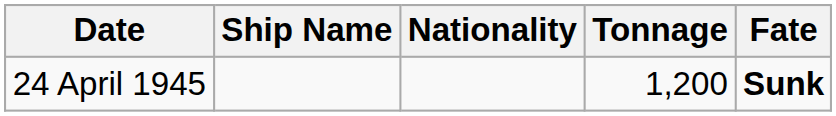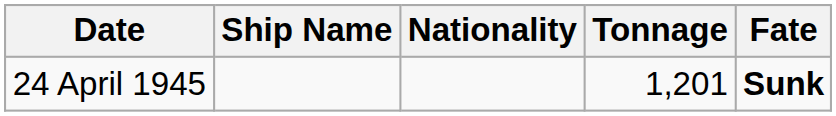(686, 83) 1,200 -> (686, 83) 1,201
